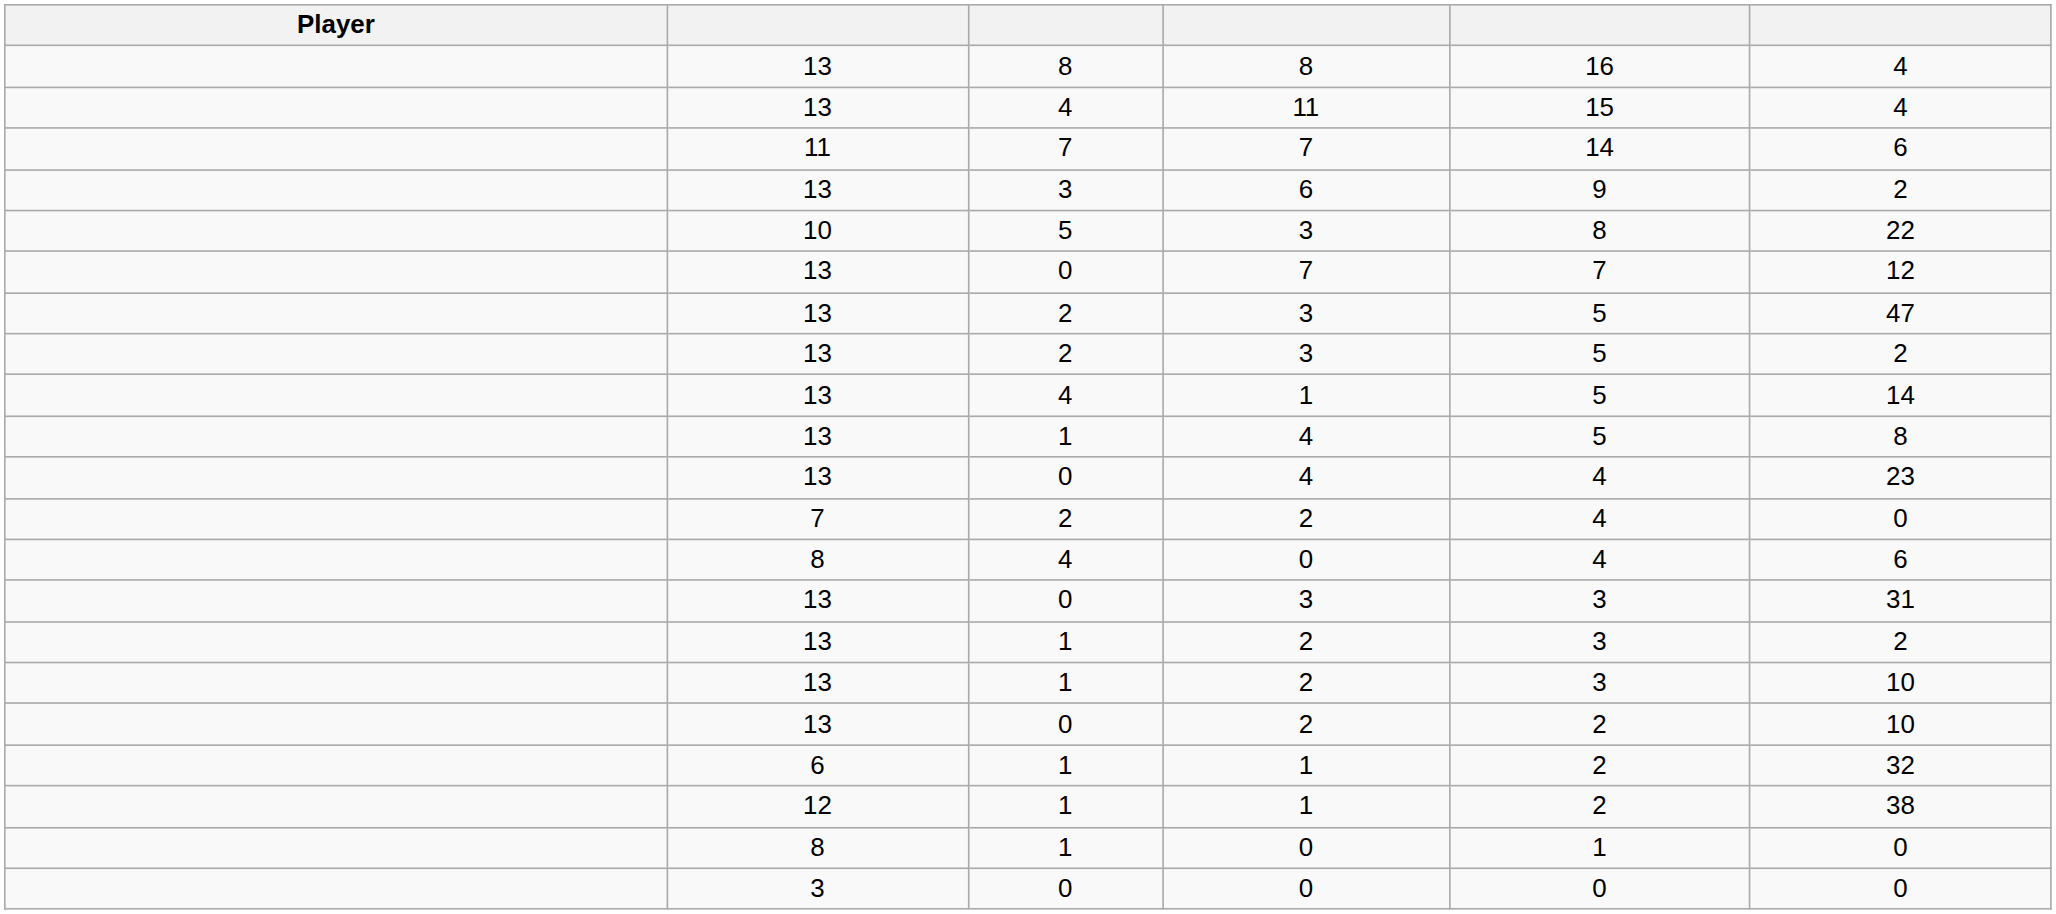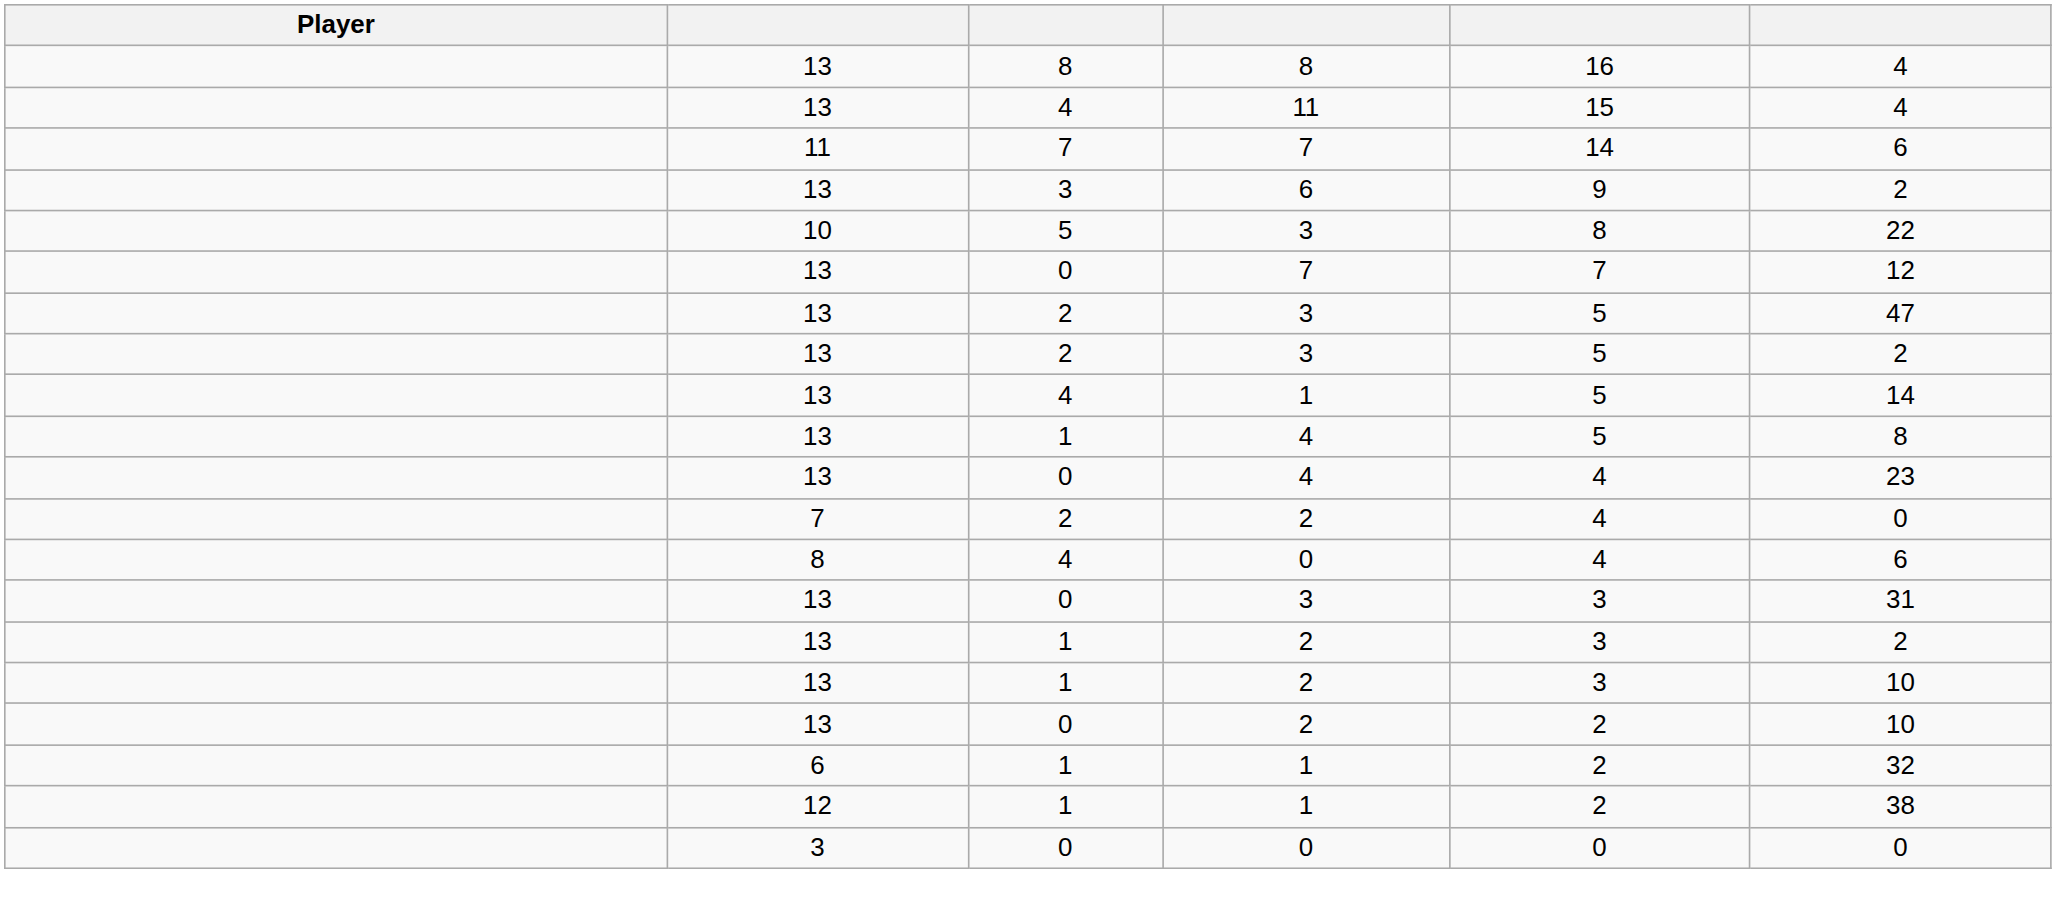- row: (1065, 847)
